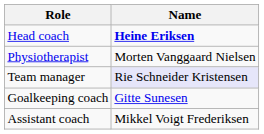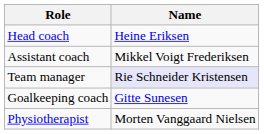(154, 35) bold -> (152, 35) normal
rows swapped: (48, 118) <-> (48, 56)
